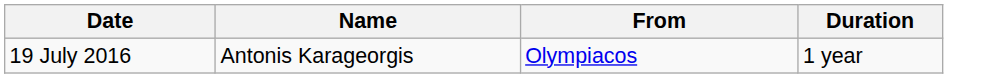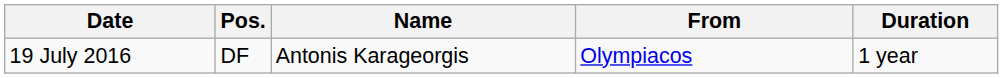+ column: (243, 21)
